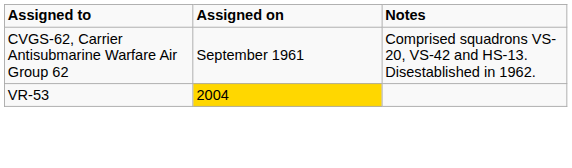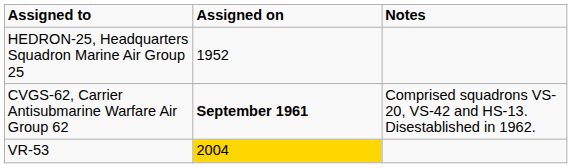+ row: (98, 55)
(250, 55) normal -> (252, 111) bold
